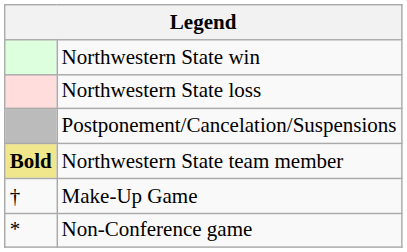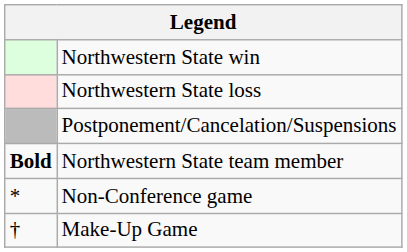(31, 160) khaki background -> (31, 160) no background
rows swapped: (157, 230) <-> (130, 195)
